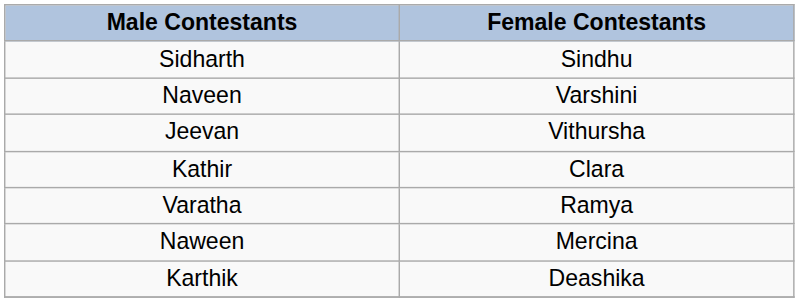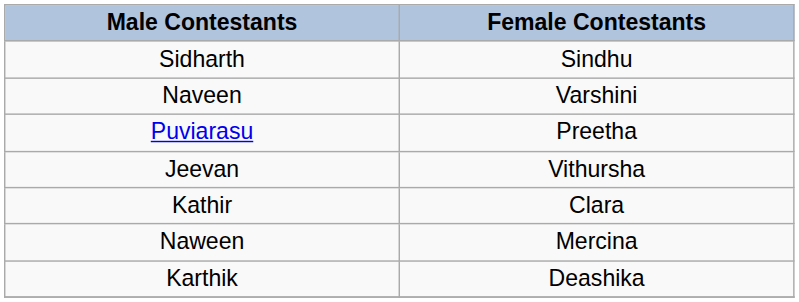+ row: (202, 132)
- row: (202, 205)
